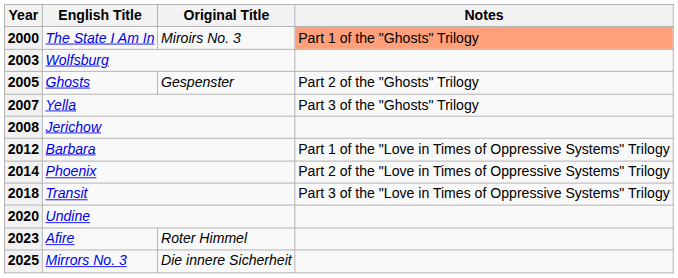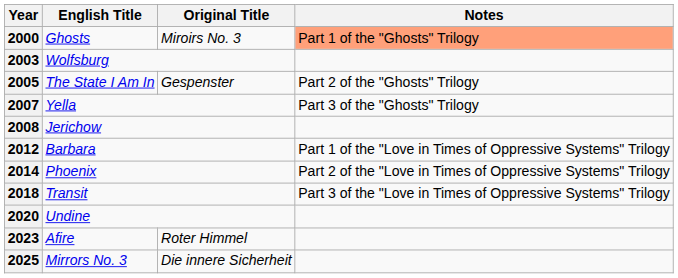(100, 37) The State I Am In -> (68, 37) Ghosts
(68, 82) Ghosts -> (100, 82) The State I Am In
